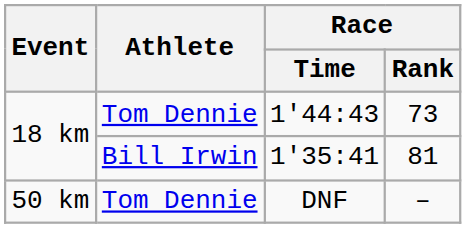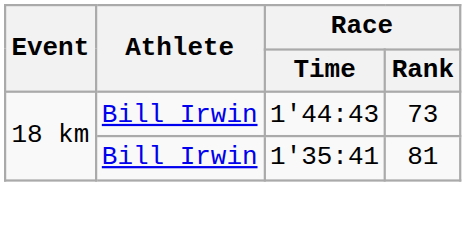(180, 114) Tom Dennie -> (180, 114) Bill Irwin
- row: (325, 201)
